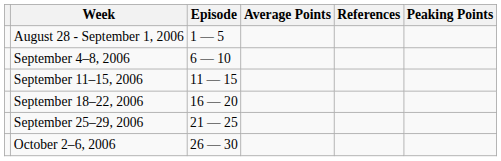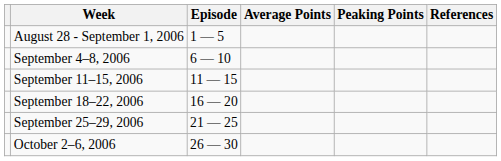columns swapped: (450, 15) <-> (369, 15)
